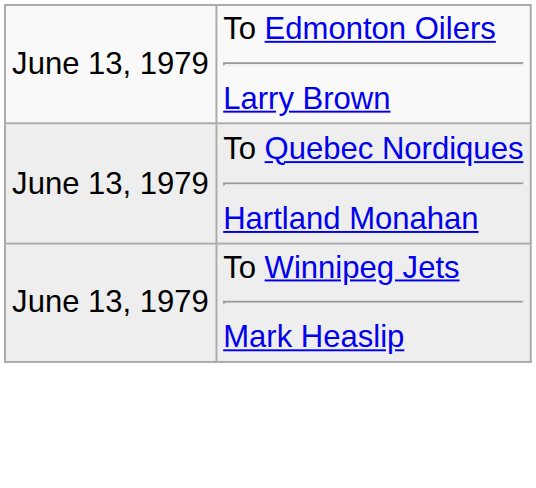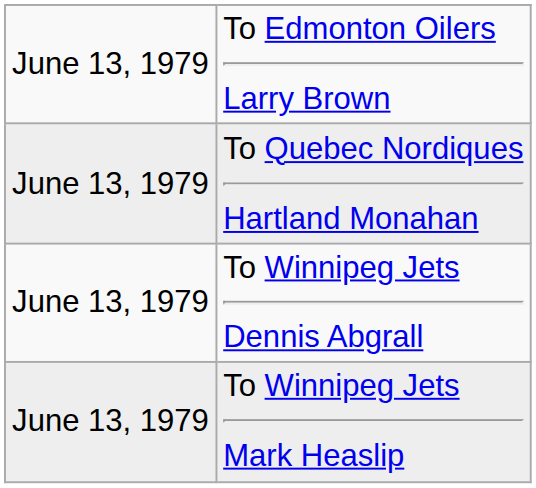+ row: (373, 302)
